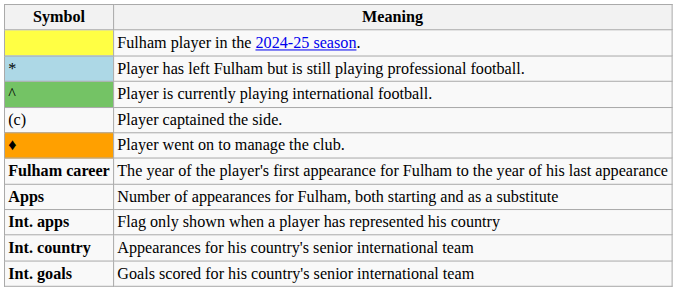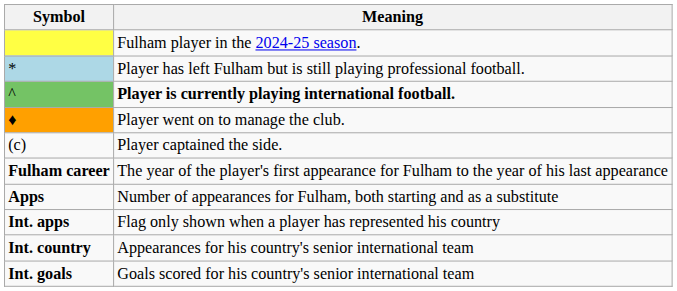(275, 94) normal -> (286, 94) bold
rows swapped: (12, 145) <-> (17, 119)
